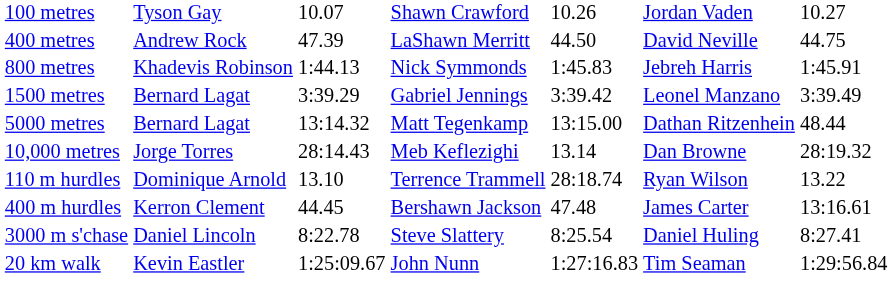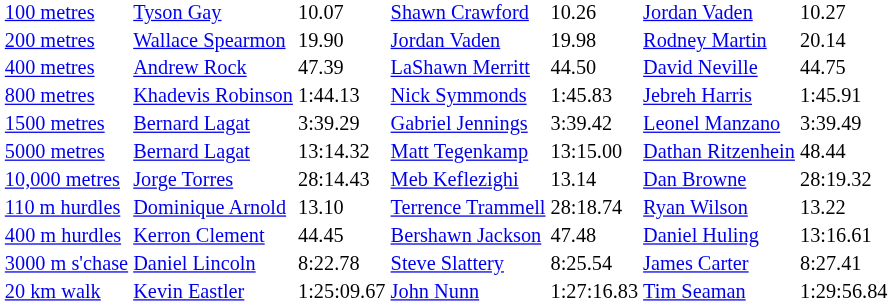+ row: (50, 40)
(696, 207) James Carter -> (701, 235) Daniel Huling
(701, 235) Daniel Huling -> (696, 263) James Carter
